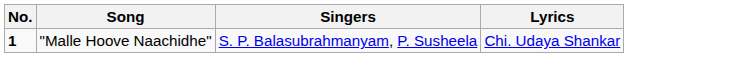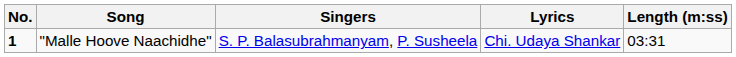+ column: (678, 17)
